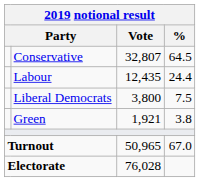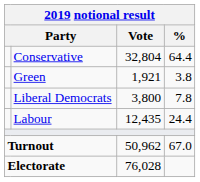(143, 56) 32,807 -> (143, 56) 32,804
(180, 56) 64.5 -> (180, 56) 64.4
rows swapped: (33, 77) <-> (30, 118)
(184, 98) 7.5 -> (184, 98) 7.8
(143, 145) 50,965 -> (143, 145) 50,962
